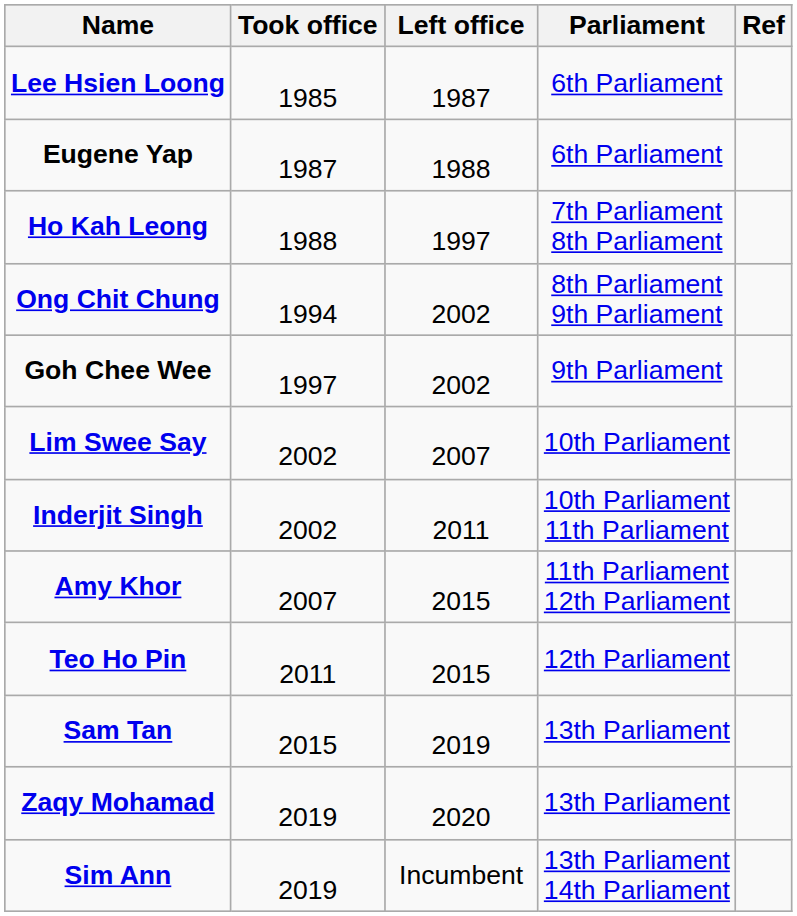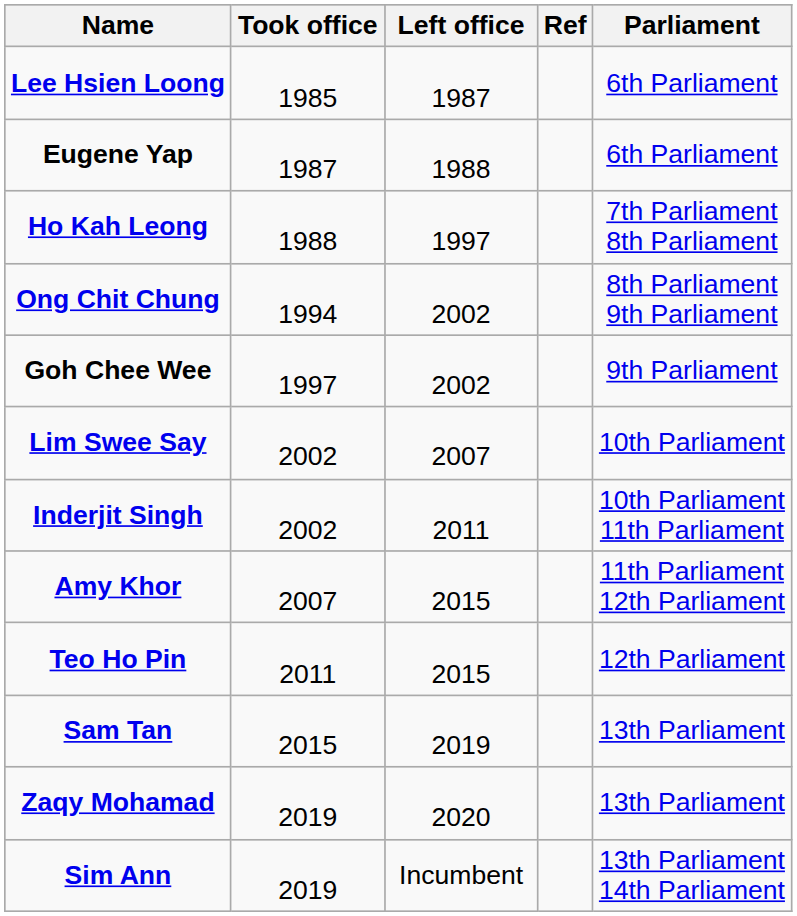columns swapped: (637, 25) <-> (764, 25)
